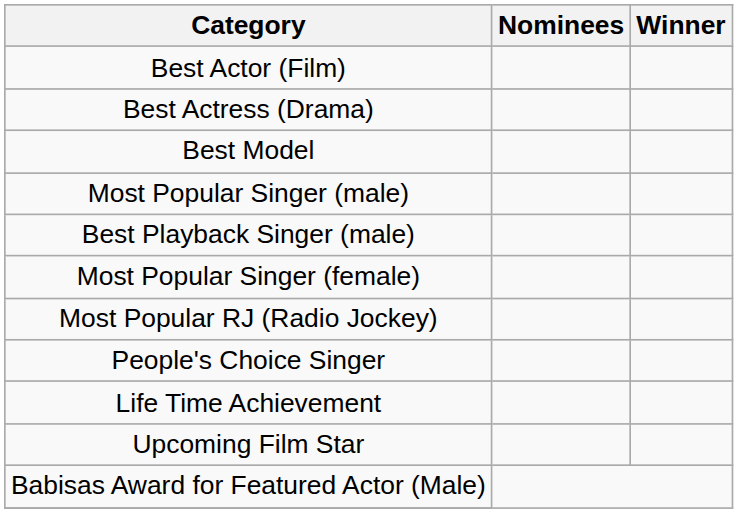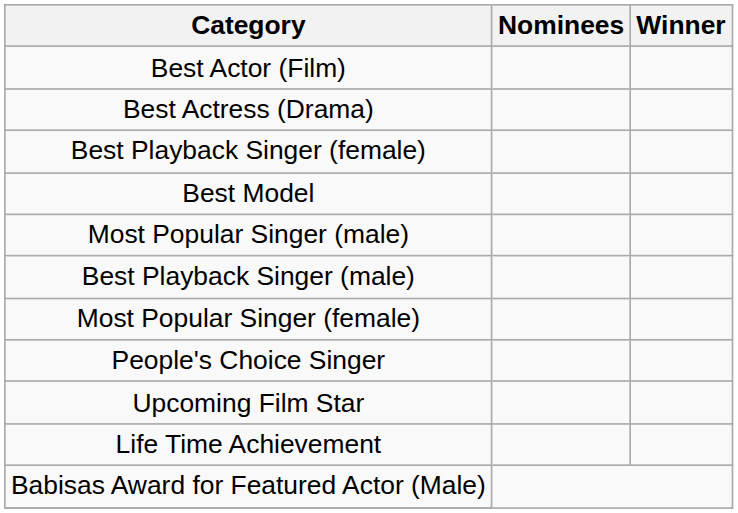+ row: (248, 151)
- row: (248, 318)
rows swapped: (248, 444) <-> (248, 402)
